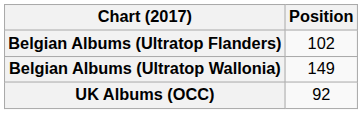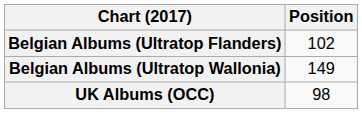(321, 95) 92 -> (321, 95) 98
